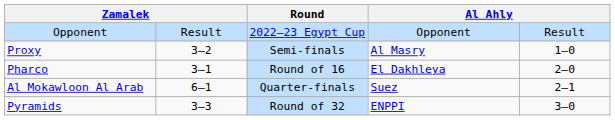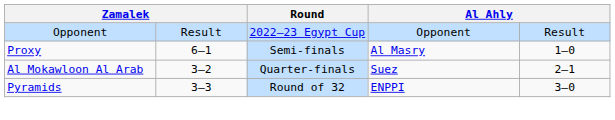(201, 51) 3–2 -> (201, 51) 6–1
- row: (28, 69)
(201, 87) 6–1 -> (201, 69) 3–2
